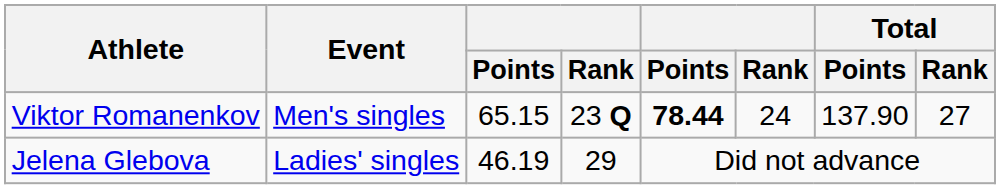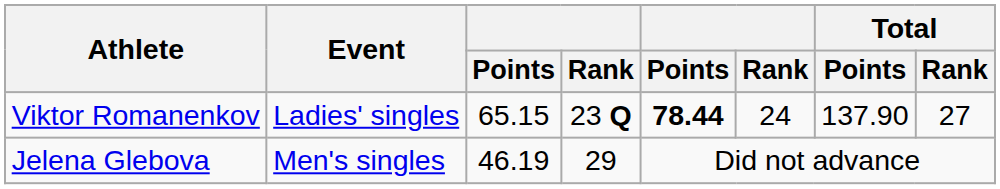(359, 115) Men's singles -> (366, 115) Ladies' singles
(366, 161) Ladies' singles -> (359, 161) Men's singles
